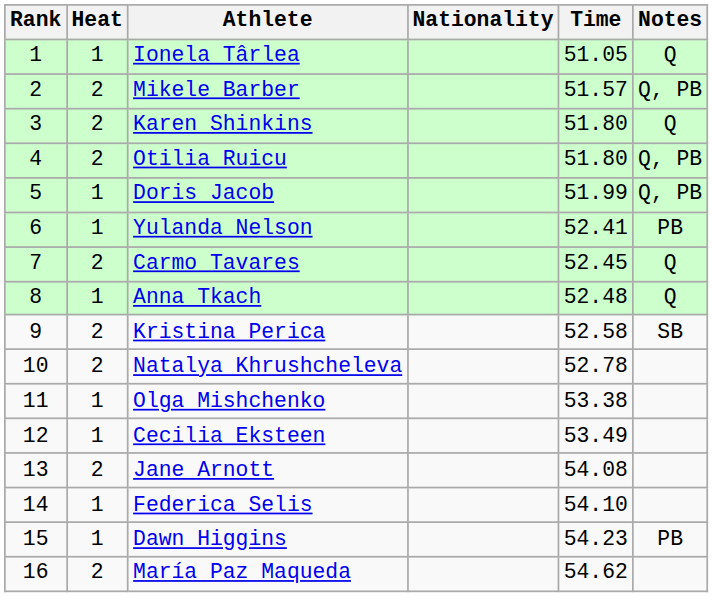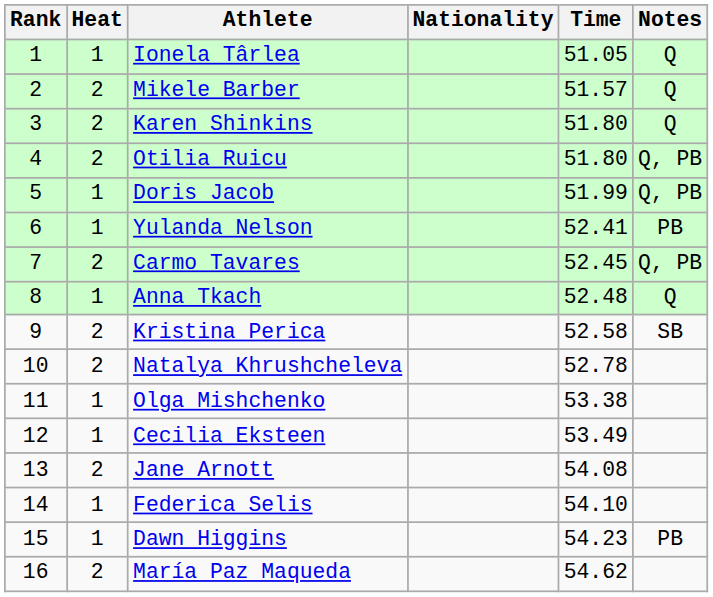(670, 91) Q, PB -> (670, 91) Q
(670, 264) Q -> (670, 264) Q, PB
